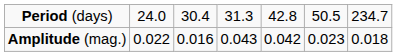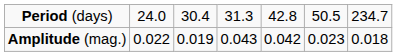(195, 39) 0.016 -> (195, 39) 0.019
